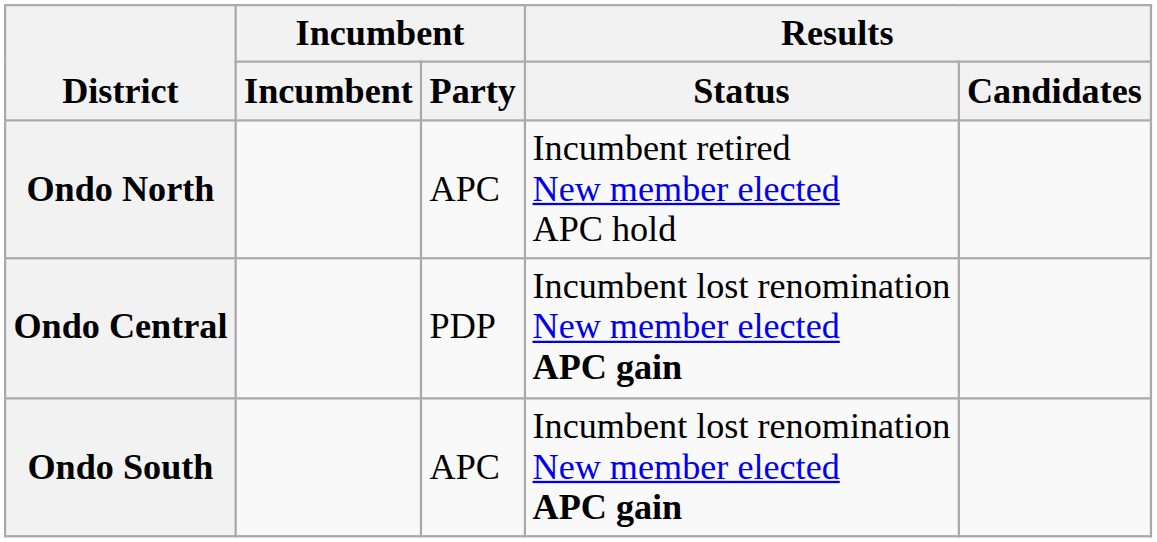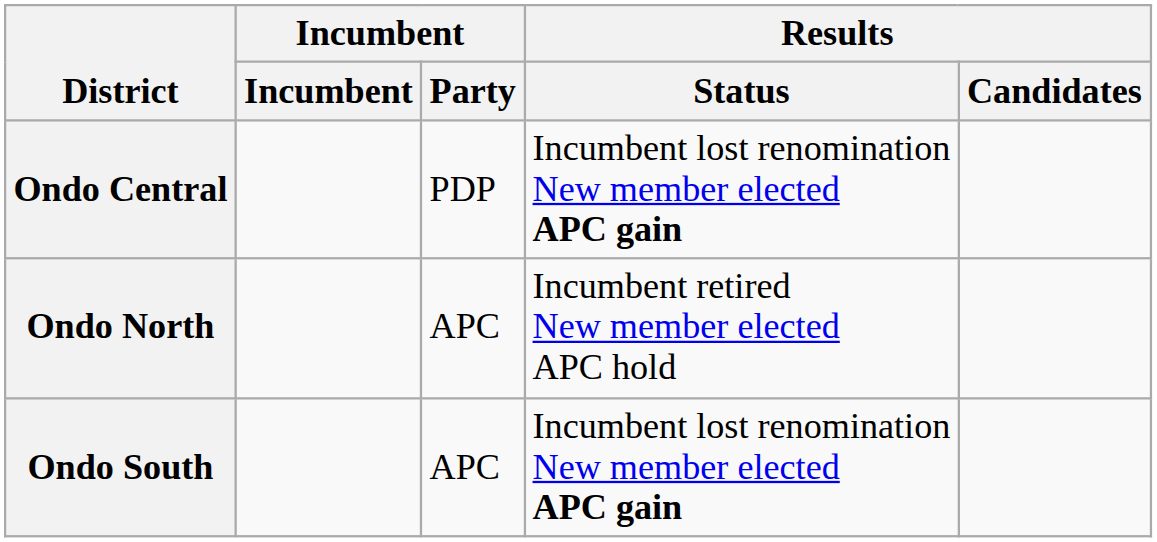rows swapped: (120, 327) <-> (120, 188)
